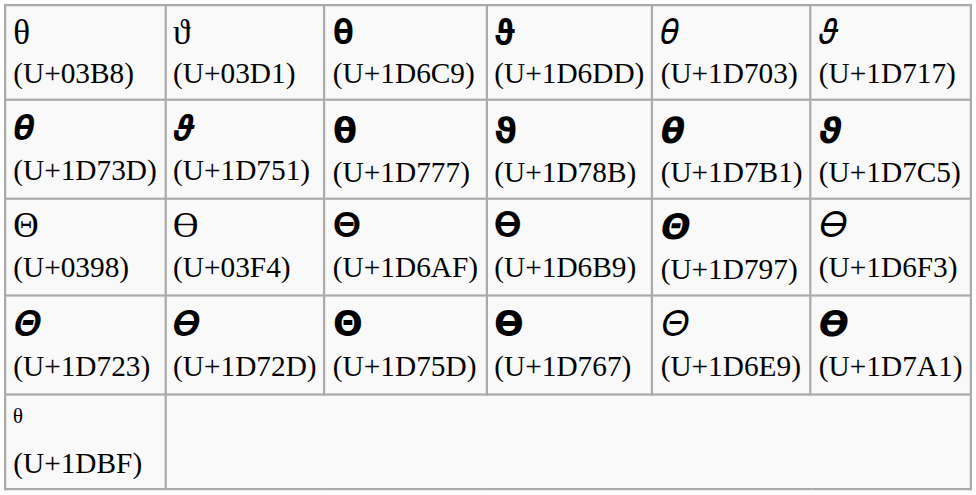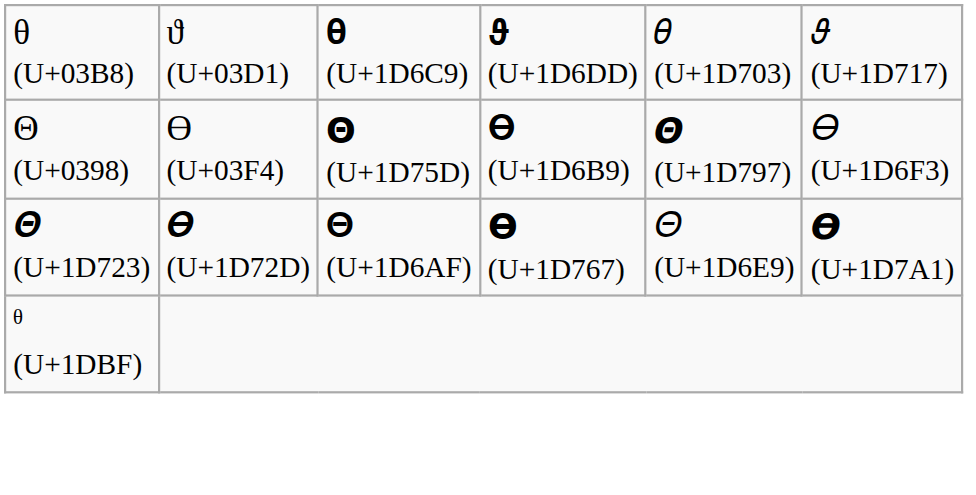- row: (85, 148)
(405, 246) 𝚯 (U+1D6AF) -> (398, 149) 𝝝 (U+1D75D)
(405, 345) 𝝝 (U+1D75D) -> (399, 246) 𝚯 (U+1D6AF)
